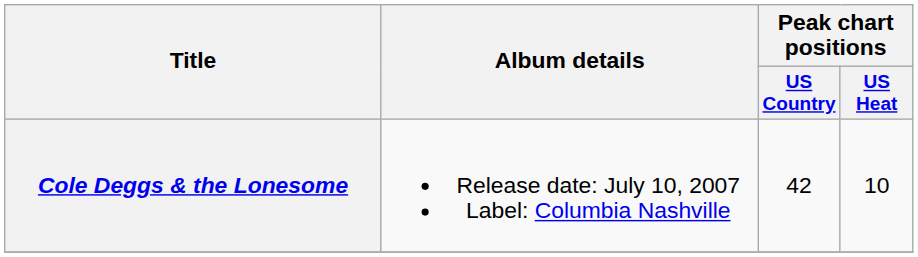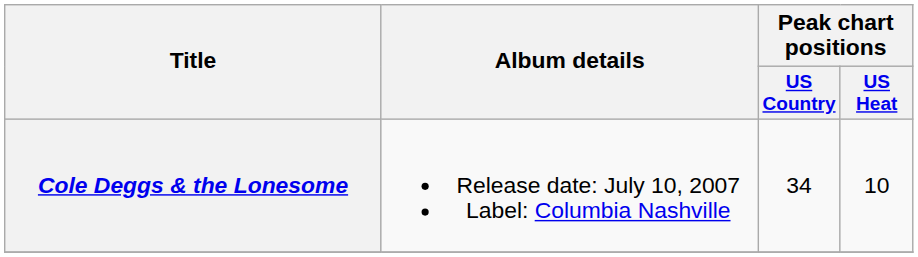(799, 185) 42 -> (799, 185) 34
